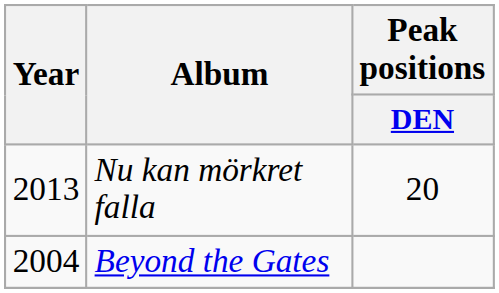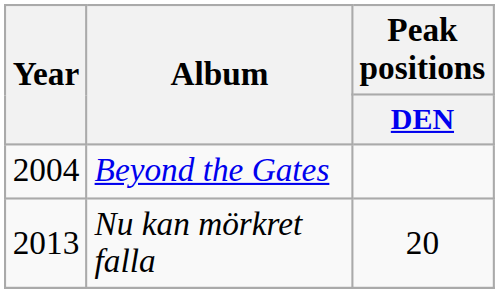rows swapped: (212, 260) <-> (198, 189)
